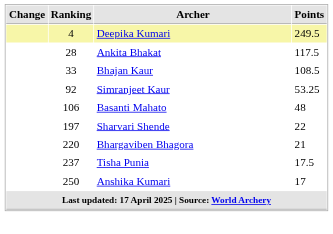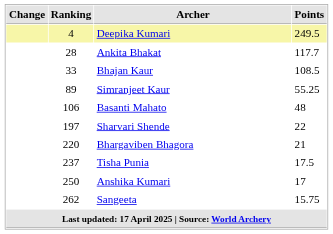(307, 52) 117.5 -> (307, 52) 117.7
(71, 89) 92 -> (71, 89) 89
(307, 89) 53.25 -> (307, 89) 55.25
+ row: (117, 200)
